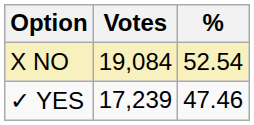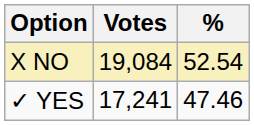(135, 100) 17,239 -> (135, 100) 17,241
